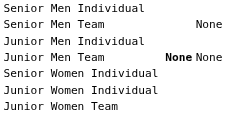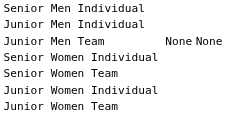- row: (54, 24)
(179, 57) bold -> (179, 41) normal
+ row: (61, 73)
